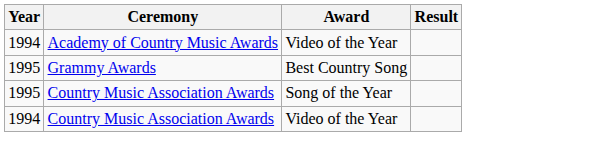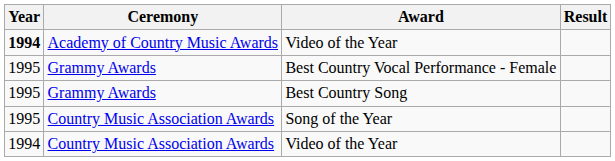(24, 42) normal -> (24, 42) bold
+ row: (102, 67)
